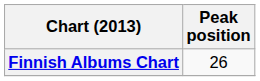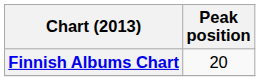(219, 62) 26 -> (219, 62) 20
